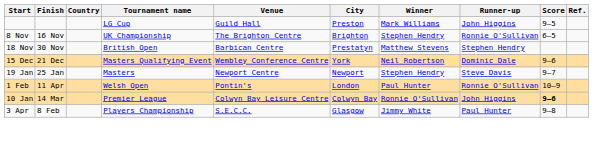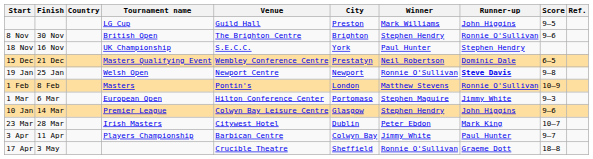(51, 36) 16 Nov -> (51, 36) 30 Nov
(137, 36) UK Championship -> (130, 36) British Open
(549, 36) 6–5 -> (549, 36) 9–6
(51, 48) 30 Nov -> (51, 48) 16 Nov
(130, 48) British Open -> (137, 48) UK Championship
(249, 48) Barbican Centre -> (233, 48) S.E.C.C.
(352, 48) Prestatyn -> (341, 48) York
(415, 48) Matthew Stevens -> (406, 48) Paul Hunter
(341, 61) York -> (352, 61) Prestatyn
(549, 61) 9–6 -> (549, 61) 6–5
(119, 73) Masters -> (126, 73) Welsh Open
(413, 73) Stephen Hendry -> (419, 73) Ronnie O'Sullivan
(486, 73) normal -> (486, 73) bold
(549, 73) 9–7 -> (549, 73) 9–8
(51, 86) 11 Apr -> (48, 86) 8 Feb
(126, 86) Welsh Open -> (119, 86) Masters
(406, 86) Paul Hunter -> (415, 86) Matthew Stevens
+ row: (17, 98)
(355, 98) Colwyn Bay -> (348, 111) Glasgow
(419, 98) Ronnie O'Sullivan -> (413, 111) Stephen Hendry
(549, 98) bold -> (549, 111) normal
+ row: (20, 123)
(48, 111) 8 Feb -> (51, 136) 11 Apr
(233, 111) S.E.C.C. -> (249, 136) Barbican Centre
(348, 111) Glasgow -> (355, 136) Colwyn Bay
(549, 111) 9–8 -> (549, 136) 9–7
+ row: (20, 148)
